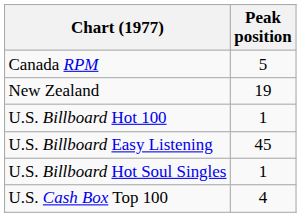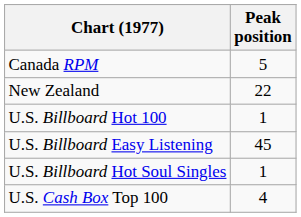(263, 90) 19 -> (263, 90) 22
